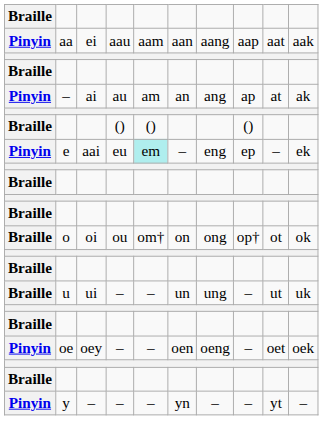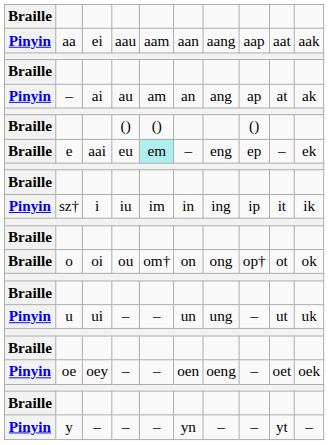(30, 151) Pinyin -> (30, 151) Braille
+ row: (69, 206)
(30, 292) Braille -> (30, 316) Pinyin
